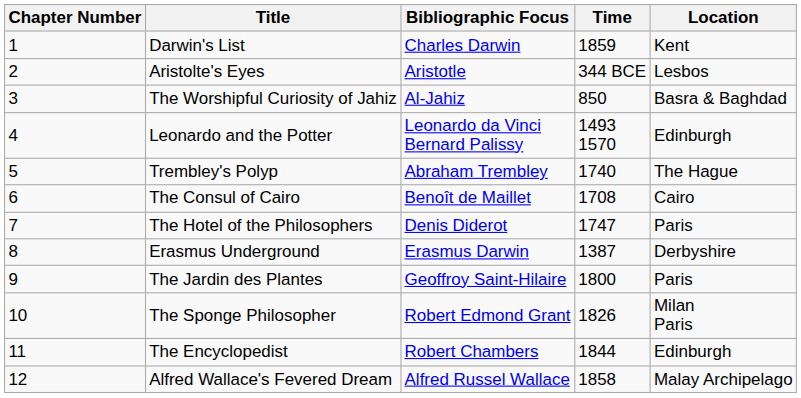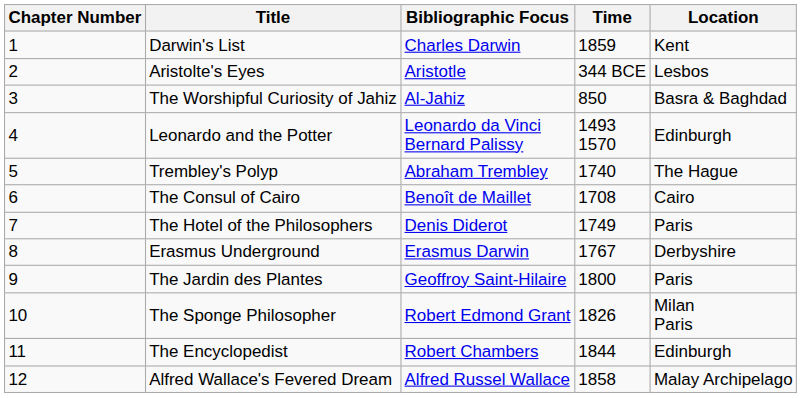(597, 225) 1747 -> (597, 225) 1749
(597, 252) 1387 -> (597, 252) 1767
